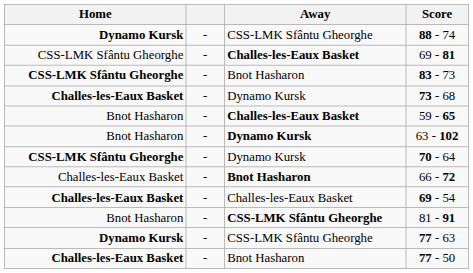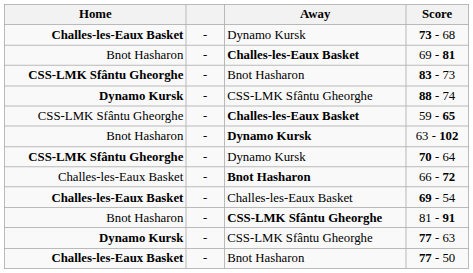rows swapped: (437, 34) <-> (437, 95)
(111, 55) CSS-LMK Sfântu Gheorghe -> (145, 55) Bnot Hasharon
(145, 116) Bnot Hasharon -> (111, 116) CSS-LMK Sfântu Gheorghe
